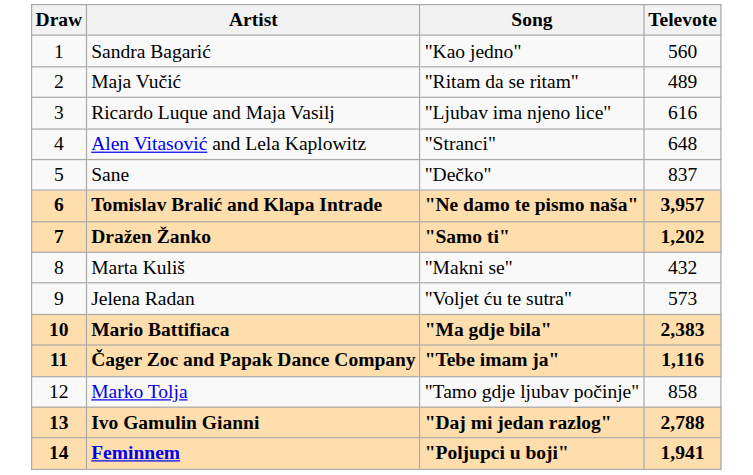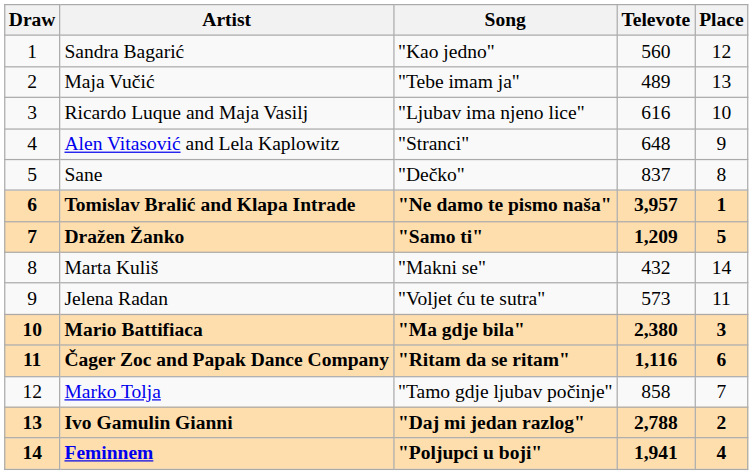+ column: (721, 19)
(502, 81) "Ritam da se ritam" -> (459, 81) "Tebe imam ja"
(683, 236) 1,202 -> (656, 236) 1,209
(683, 329) 2,383 -> (656, 329) 2,380
(492, 360) "Tebe imam ja" -> (484, 360) "Ritam da se ritam"
